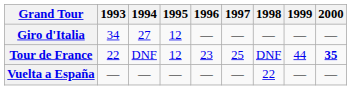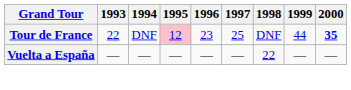- row: (51, 34)
(175, 54) no background -> (175, 34) pink background
